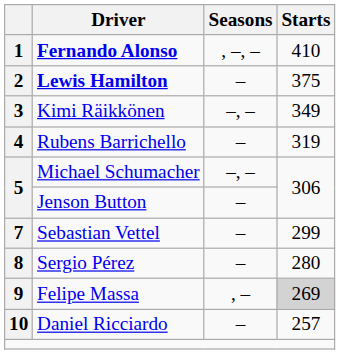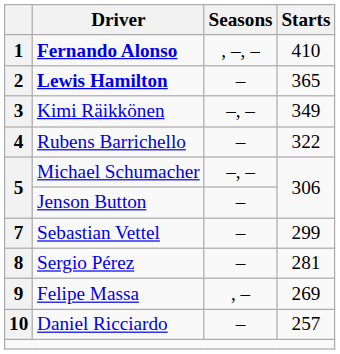(306, 80) 375 -> (306, 80) 365
(306, 141) 319 -> (306, 141) 322
(306, 263) 280 -> (306, 263) 281
(306, 293) lightgrey background -> (306, 293) no background
